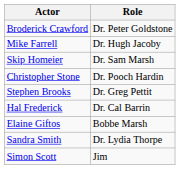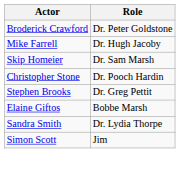- row: (34, 108)
